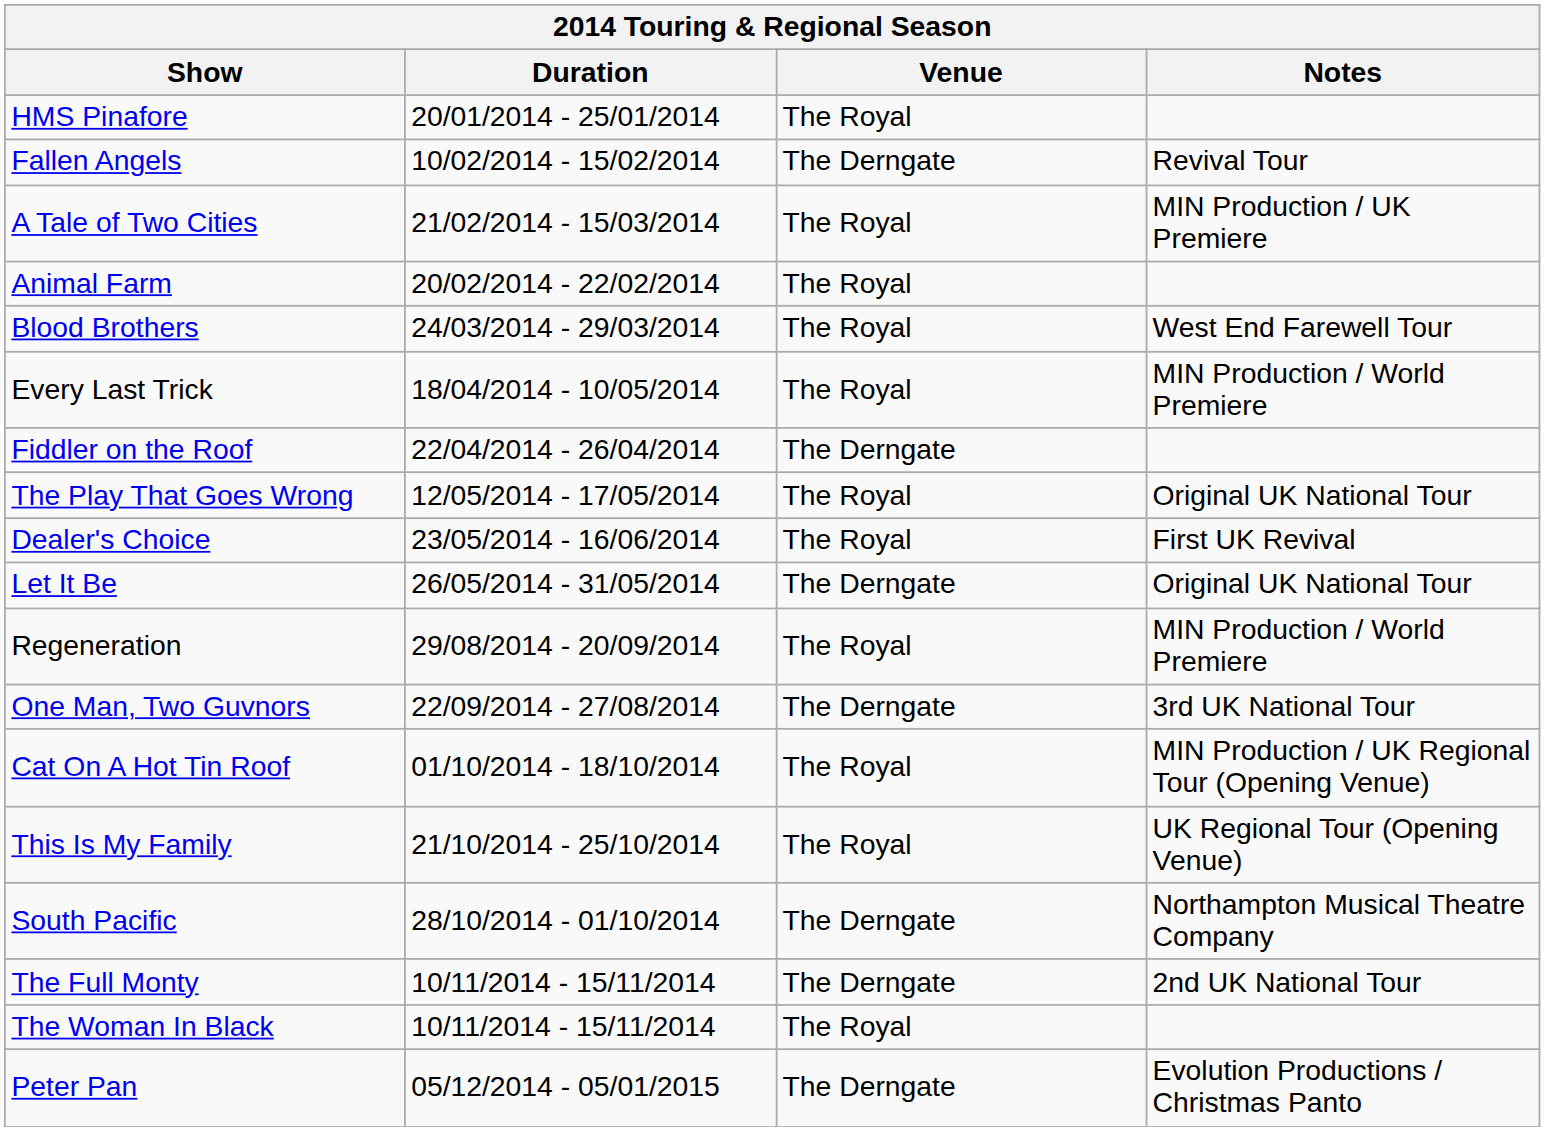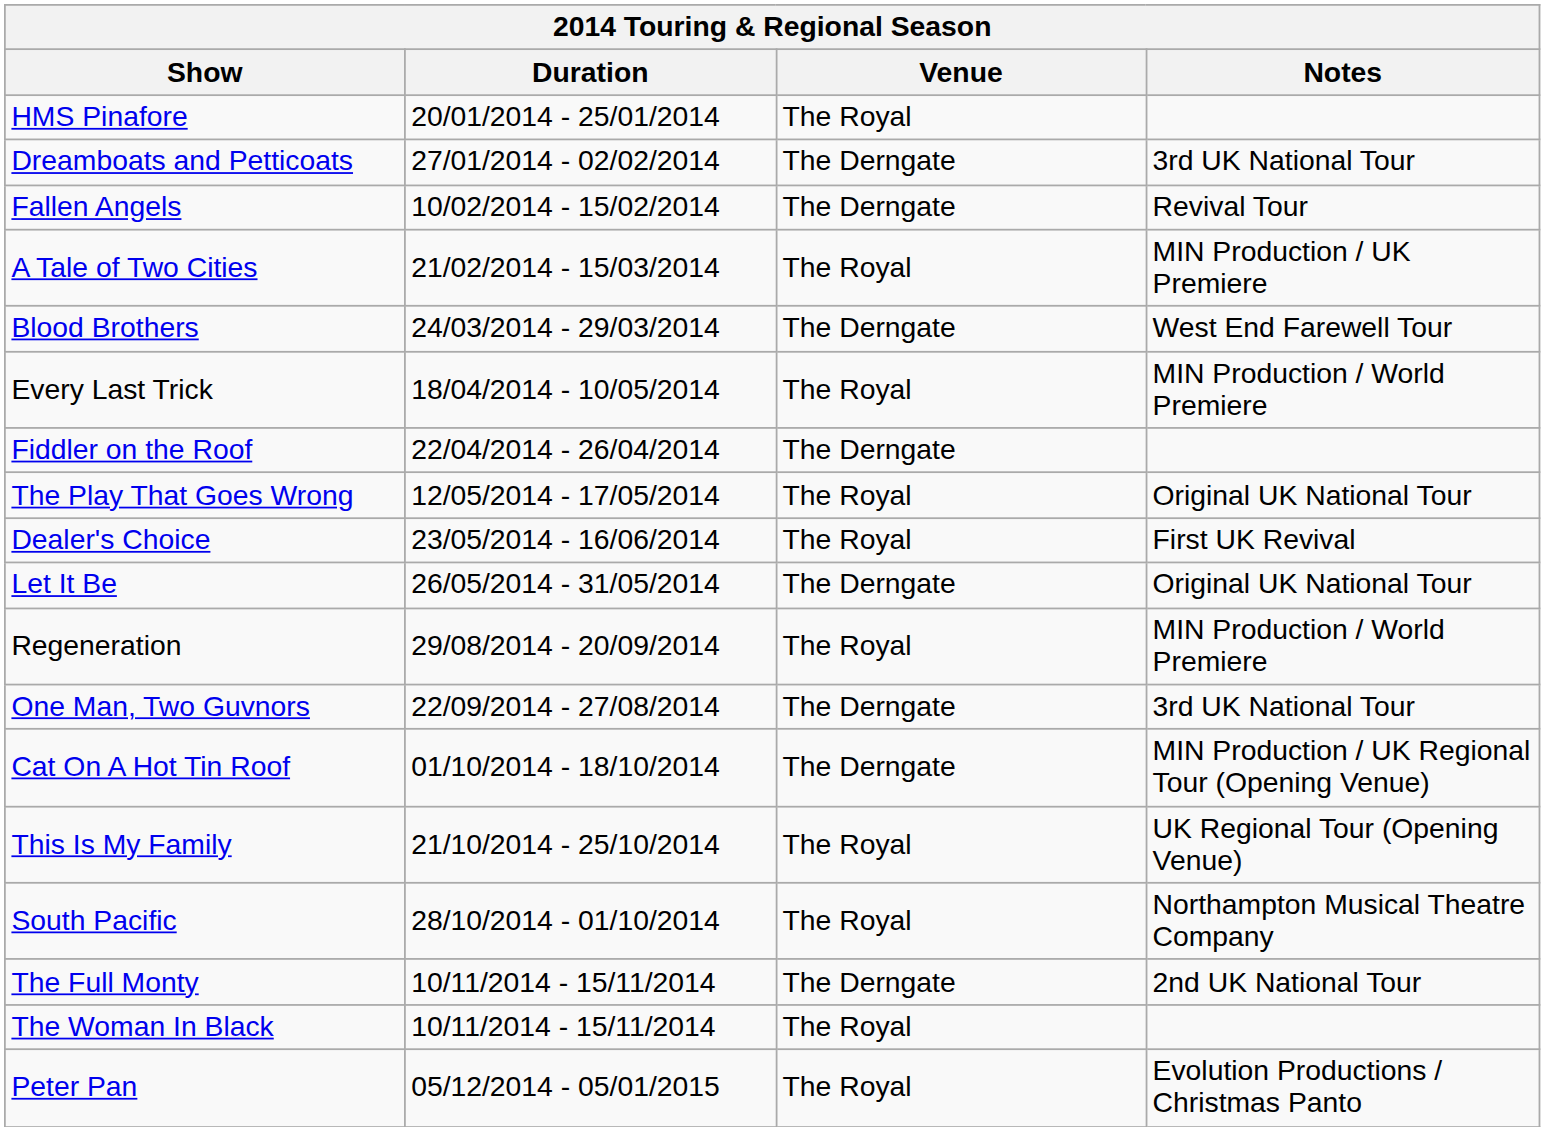+ row: (182, 161)
- row: (92, 283)
(847, 328) The Royal -> (869, 328) The Derngate
(847, 767) The Royal -> (869, 767) The Derngate
(869, 920) The Derngate -> (847, 920) The Royal
(869, 1087) The Derngate -> (847, 1087) The Royal
